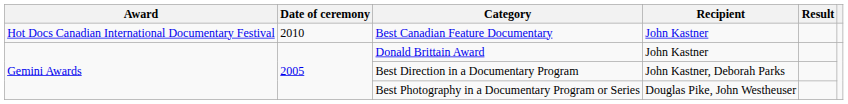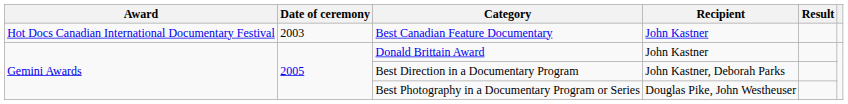(292, 33) 2010 -> (292, 33) 2003
